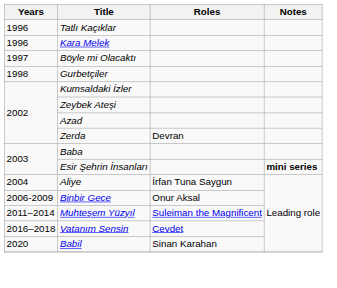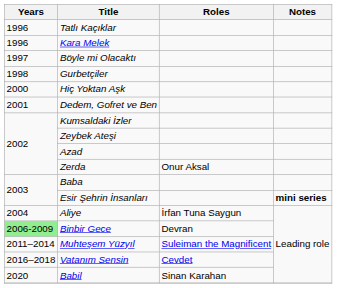+ row: (92, 89)
+ row: (108, 105)
(168, 136) Devran -> (185, 167) Onur Aksal
(30, 197) no background -> (30, 228) lightgreen background
(176, 197) Onur Aksal -> (177, 228) Devran
